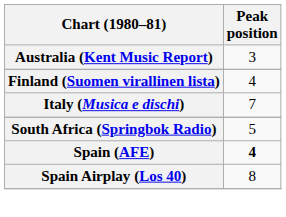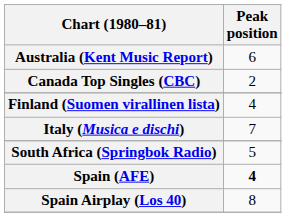(252, 57) 3 -> (252, 57) 6
+ row: (114, 81)
